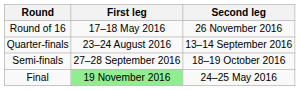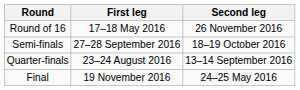rows swapped: (38, 45) <-> (38, 61)
(127, 77) lightgreen background -> (127, 77) no background
